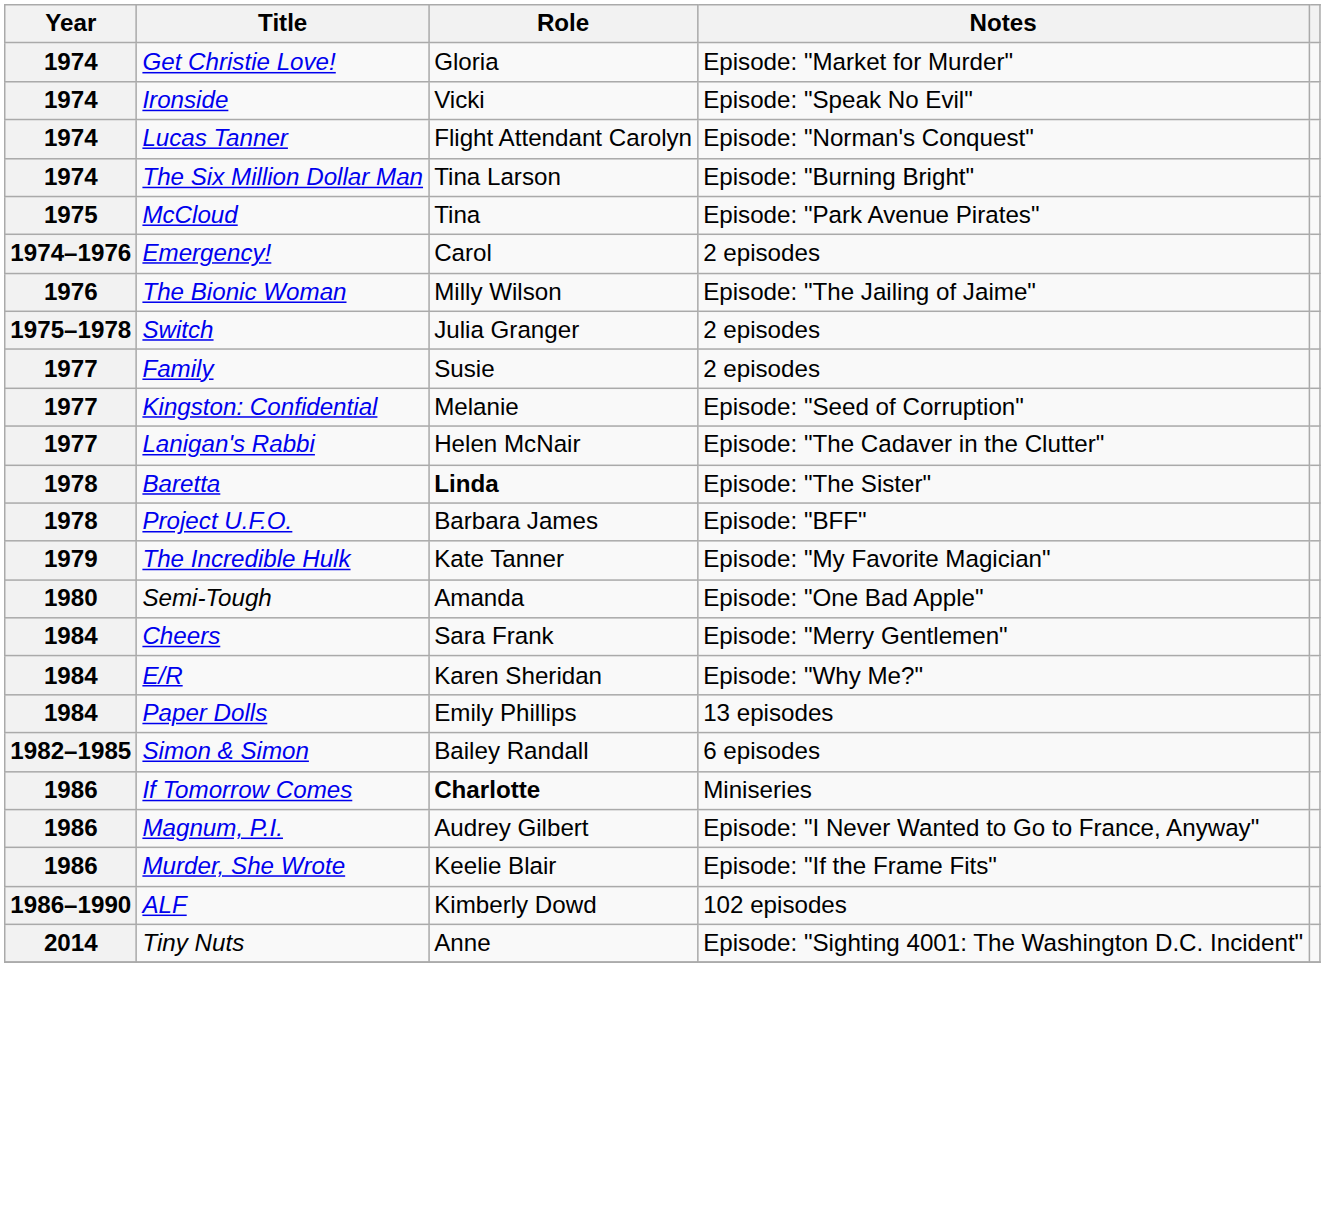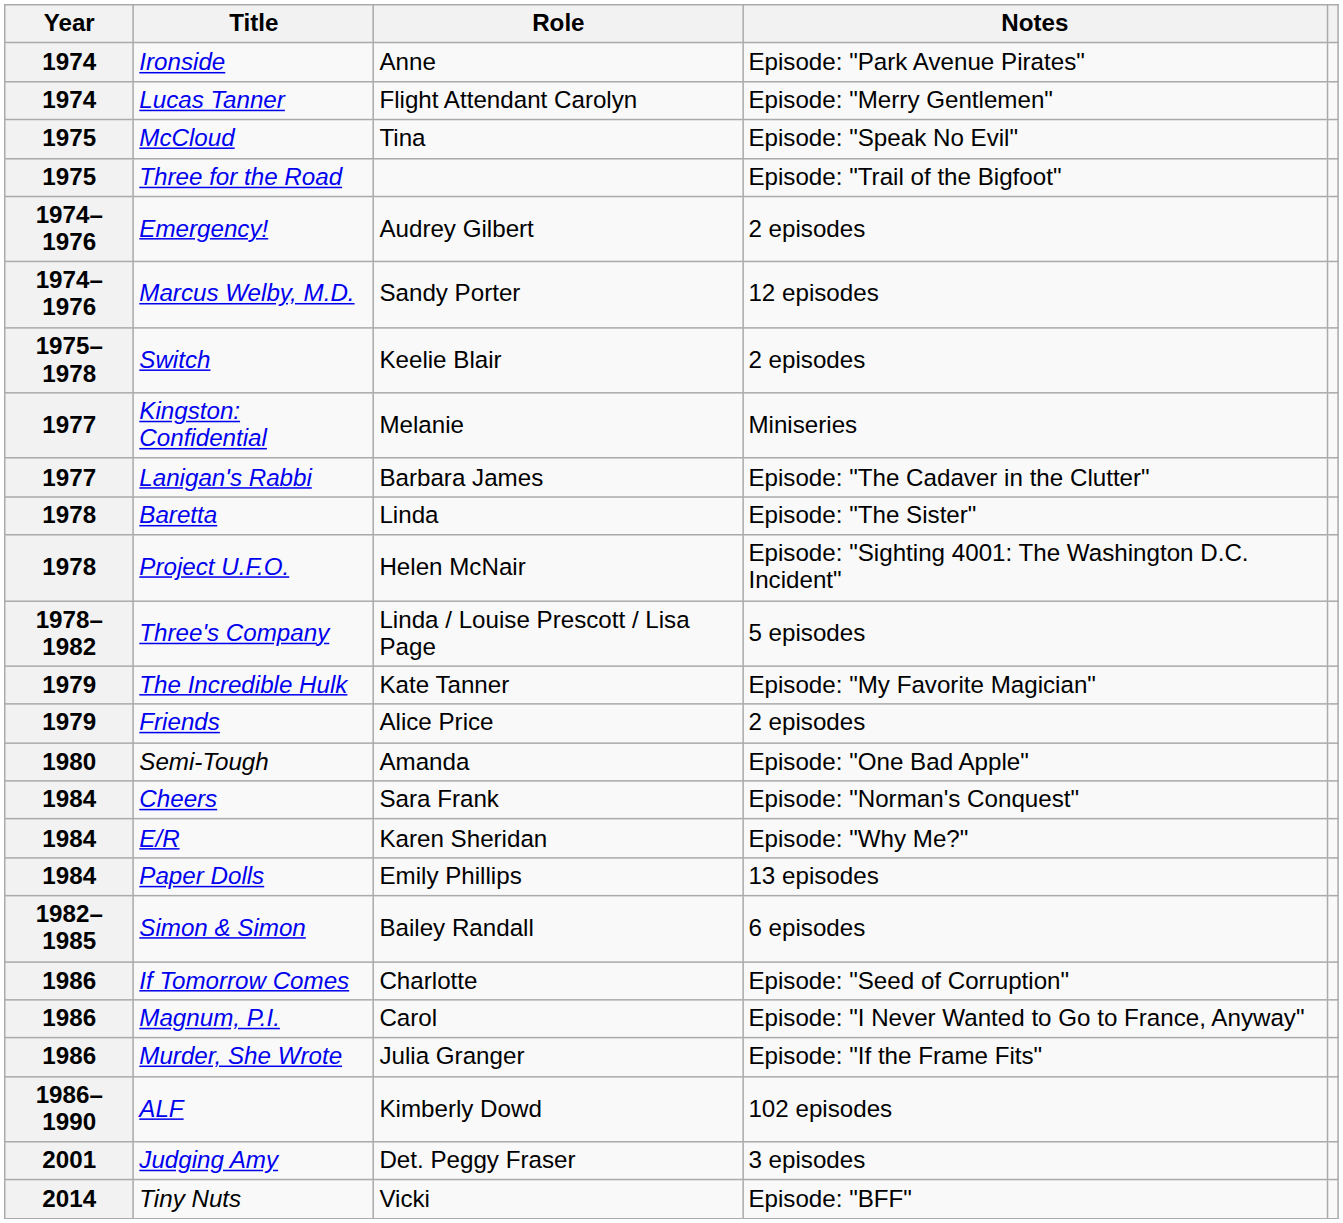- row: (239, 61)
(459, 100) Vicki -> (408, 61) Anne
(838, 100) Episode: "Speak No Evil" -> (917, 61) Episode: "Park Avenue Pirates"
(868, 138) Episode: "Norman's Conquest" -> (901, 100) Episode: "Merry Gentlemen"
- row: (283, 176)
(871, 215) Episode: "Park Avenue Pirates" -> (883, 138) Episode: "Speak No Evil"
+ row: (241, 176)
(463, 253) Carol -> (457, 228) Audrey Gilbert
+ row: (247, 294)
- row: (244, 291)
(507, 330) Julia Granger -> (441, 359) Keelie Blair
- row: (178, 368)
(863, 406) Episode: "Seed of Corruption" -> (803, 425) Miniseries
(507, 445) Helen McNair -> (461, 477) Barbara James
(466, 483) bold -> (409, 515) normal
(516, 521) Barbara James -> (453, 567) Helen McNair
(785, 521) Episode: "BFF" -> (999, 567) Episode: "Sighting 4001: The Washington D.C. Incident"
+ row: (234, 632)
+ row: (180, 723)
(855, 636) Episode: "Merry Gentlemen" -> (914, 799) Episode: "Norman's Conquest"
(487, 789) bold -> (428, 980) normal
(758, 789) Miniseries -> (909, 980) Episode: "Seed of Corruption"
(511, 828) Audrey Gilbert -> (408, 1018) Carol
(495, 866) Keelie Blair -> (452, 1056) Julia Granger
+ row: (209, 1160)
(462, 943) Anne -> (405, 1199) Vicki
(1003, 943) Episode: "Sighting 4001: The Washington D.C. Incident" -> (830, 1199) Episode: "BFF"
